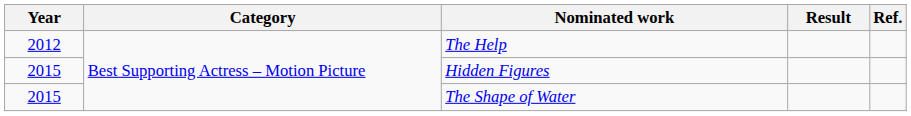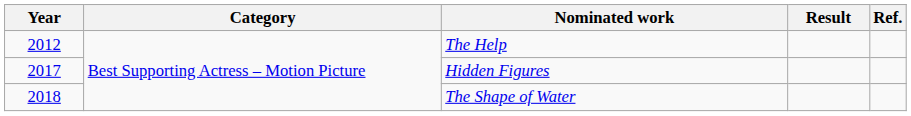(44, 70) 2015 -> (44, 70) 2017
(44, 96) 2015 -> (44, 96) 2018
